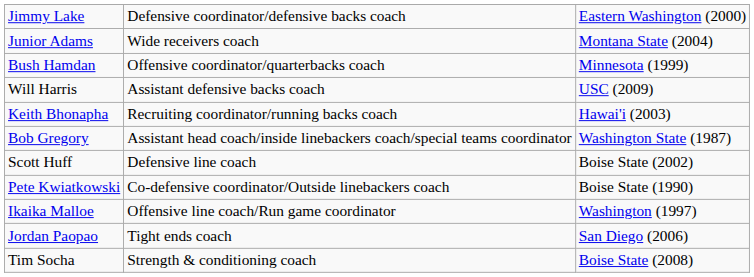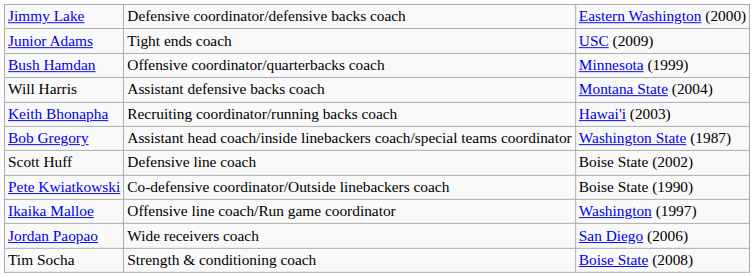(193, 41) Wide receivers coach -> (179, 41) Tight ends coach
(646, 41) Montana State (2004) -> (616, 41) USC (2009)
(616, 89) USC (2009) -> (646, 89) Montana State (2004)
(179, 235) Tight ends coach -> (193, 235) Wide receivers coach
